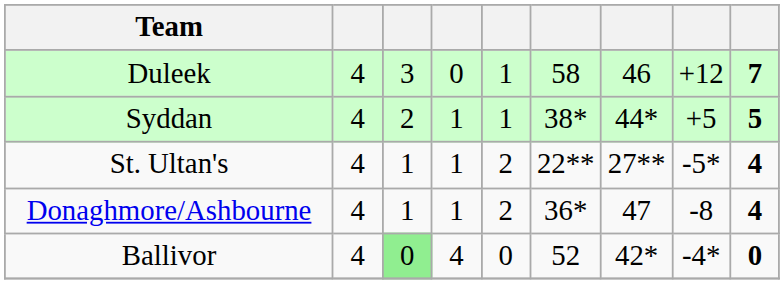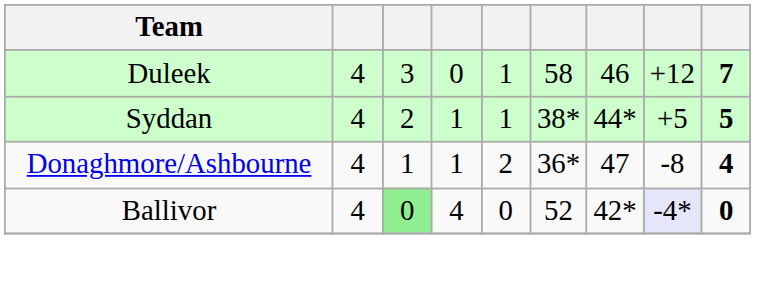- row: (169, 164)
(701, 255) no background -> (672, 210) lavender background
